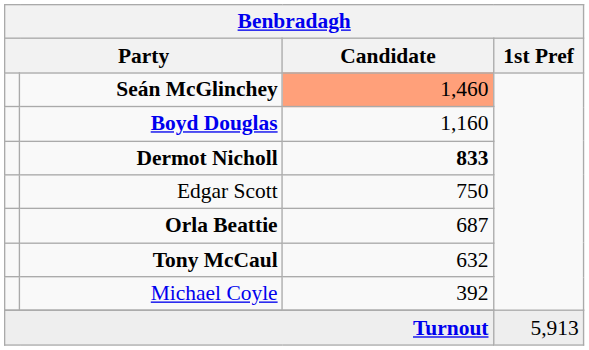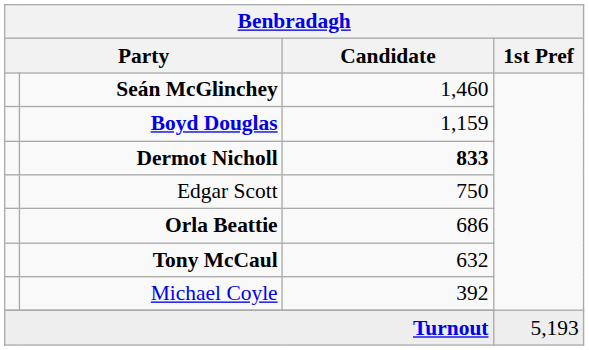(464, 89) lightsalmon background -> (464, 89) no background
(464, 123) 1,160 -> (464, 123) 1,159
(472, 225) 687 -> (472, 225) 686
(555, 327) 5,913 -> (555, 327) 5,193
